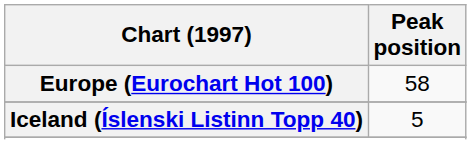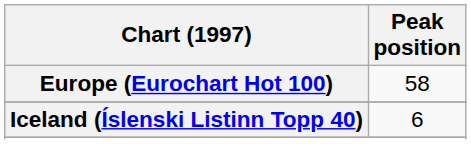(417, 119) 5 -> (417, 119) 6
